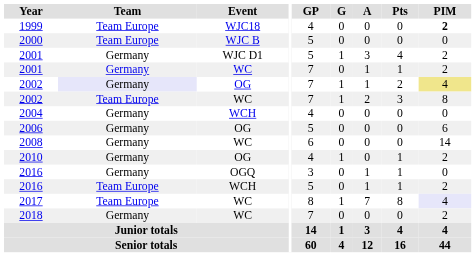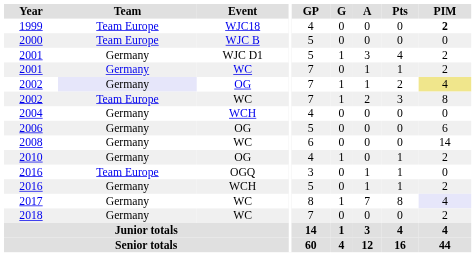(127, 172) Germany -> (127, 172) Team Europe
(127, 186) Team Europe -> (127, 186) Germany
(127, 201) Team Europe -> (127, 201) Germany
